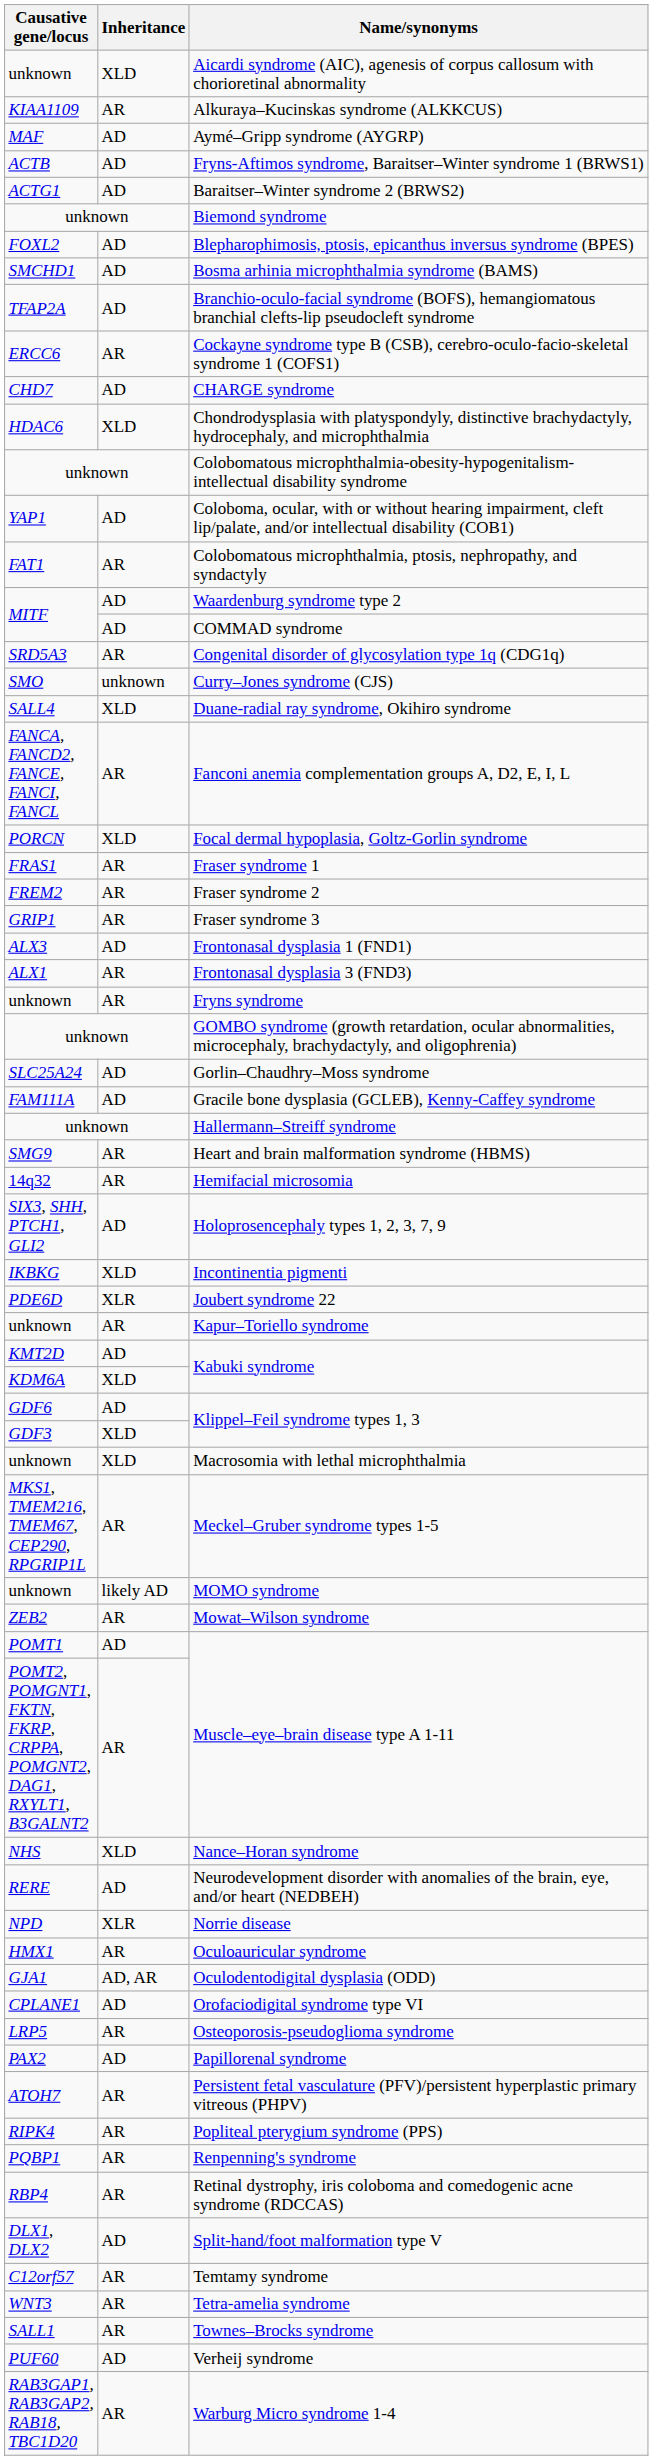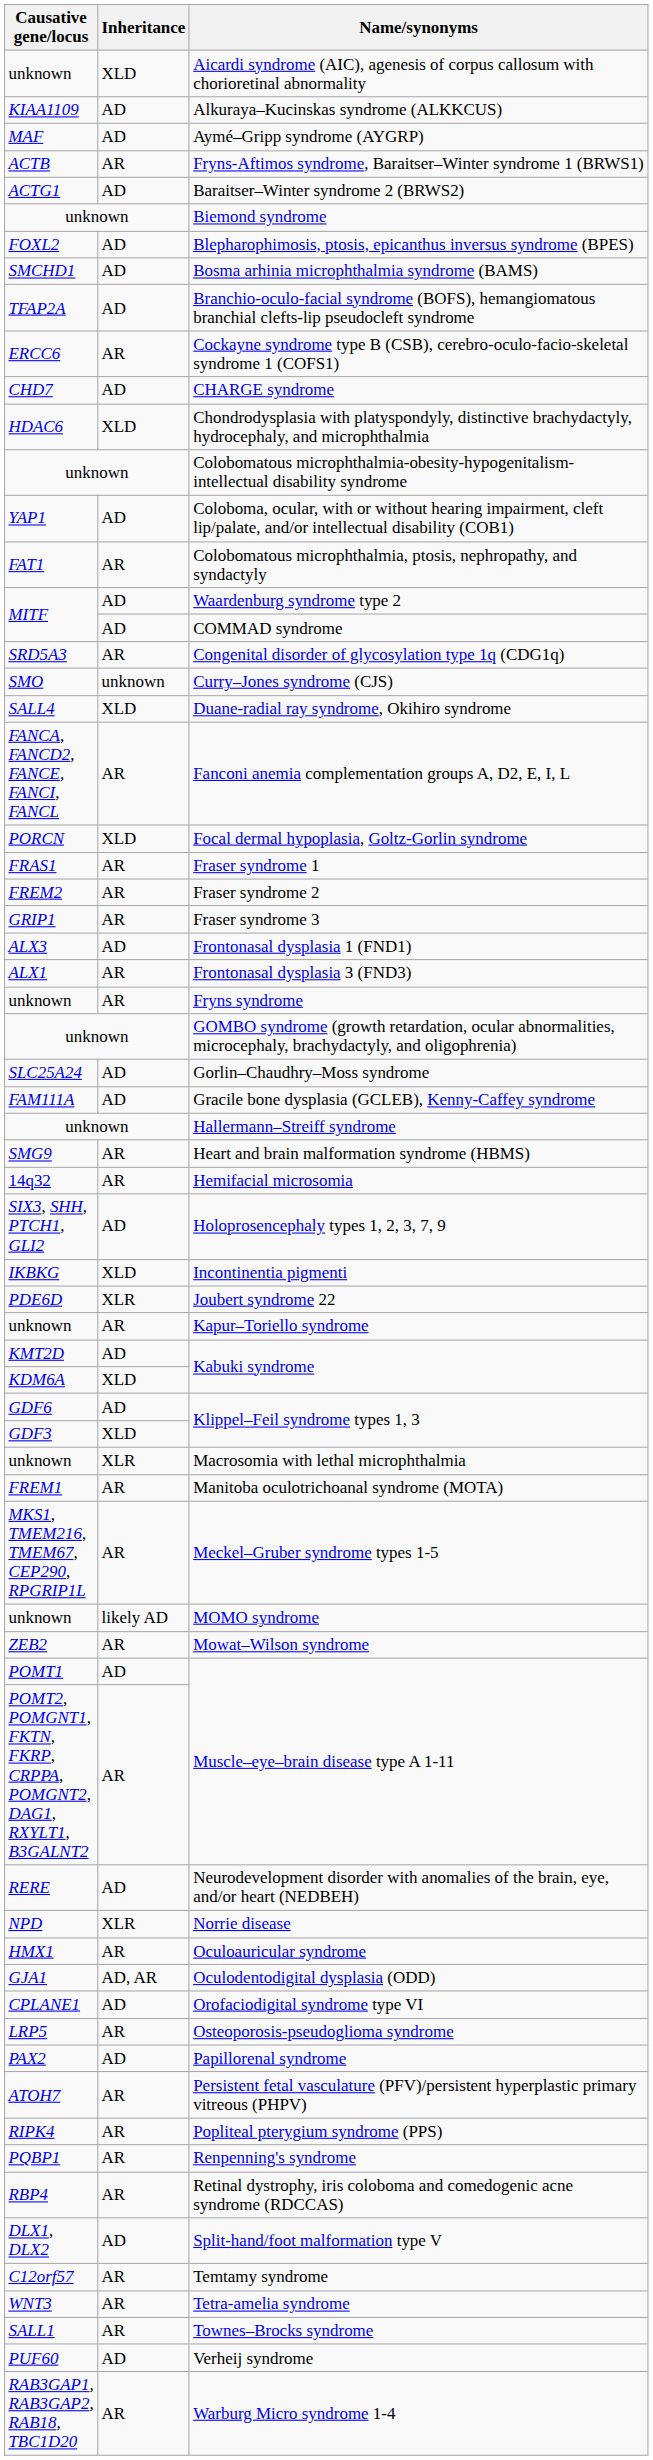(113, 109) AR -> (114, 109) AD
(114, 163) AD -> (113, 163) AR
(119, 1460) XLD -> (118, 1460) XLR
+ row: (35, 1487)
- row: (24, 1851)
